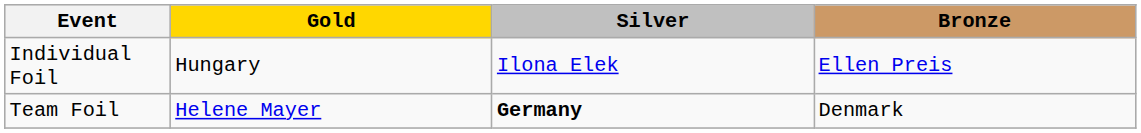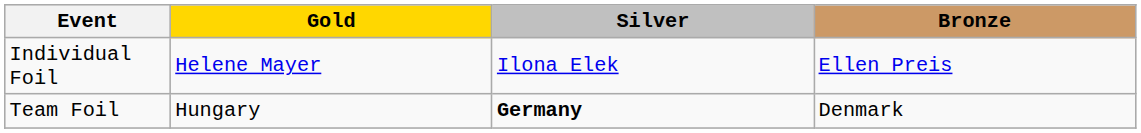(218, 66) Hungary -> (248, 66) Helene Mayer
(248, 111) Helene Mayer -> (218, 111) Hungary
